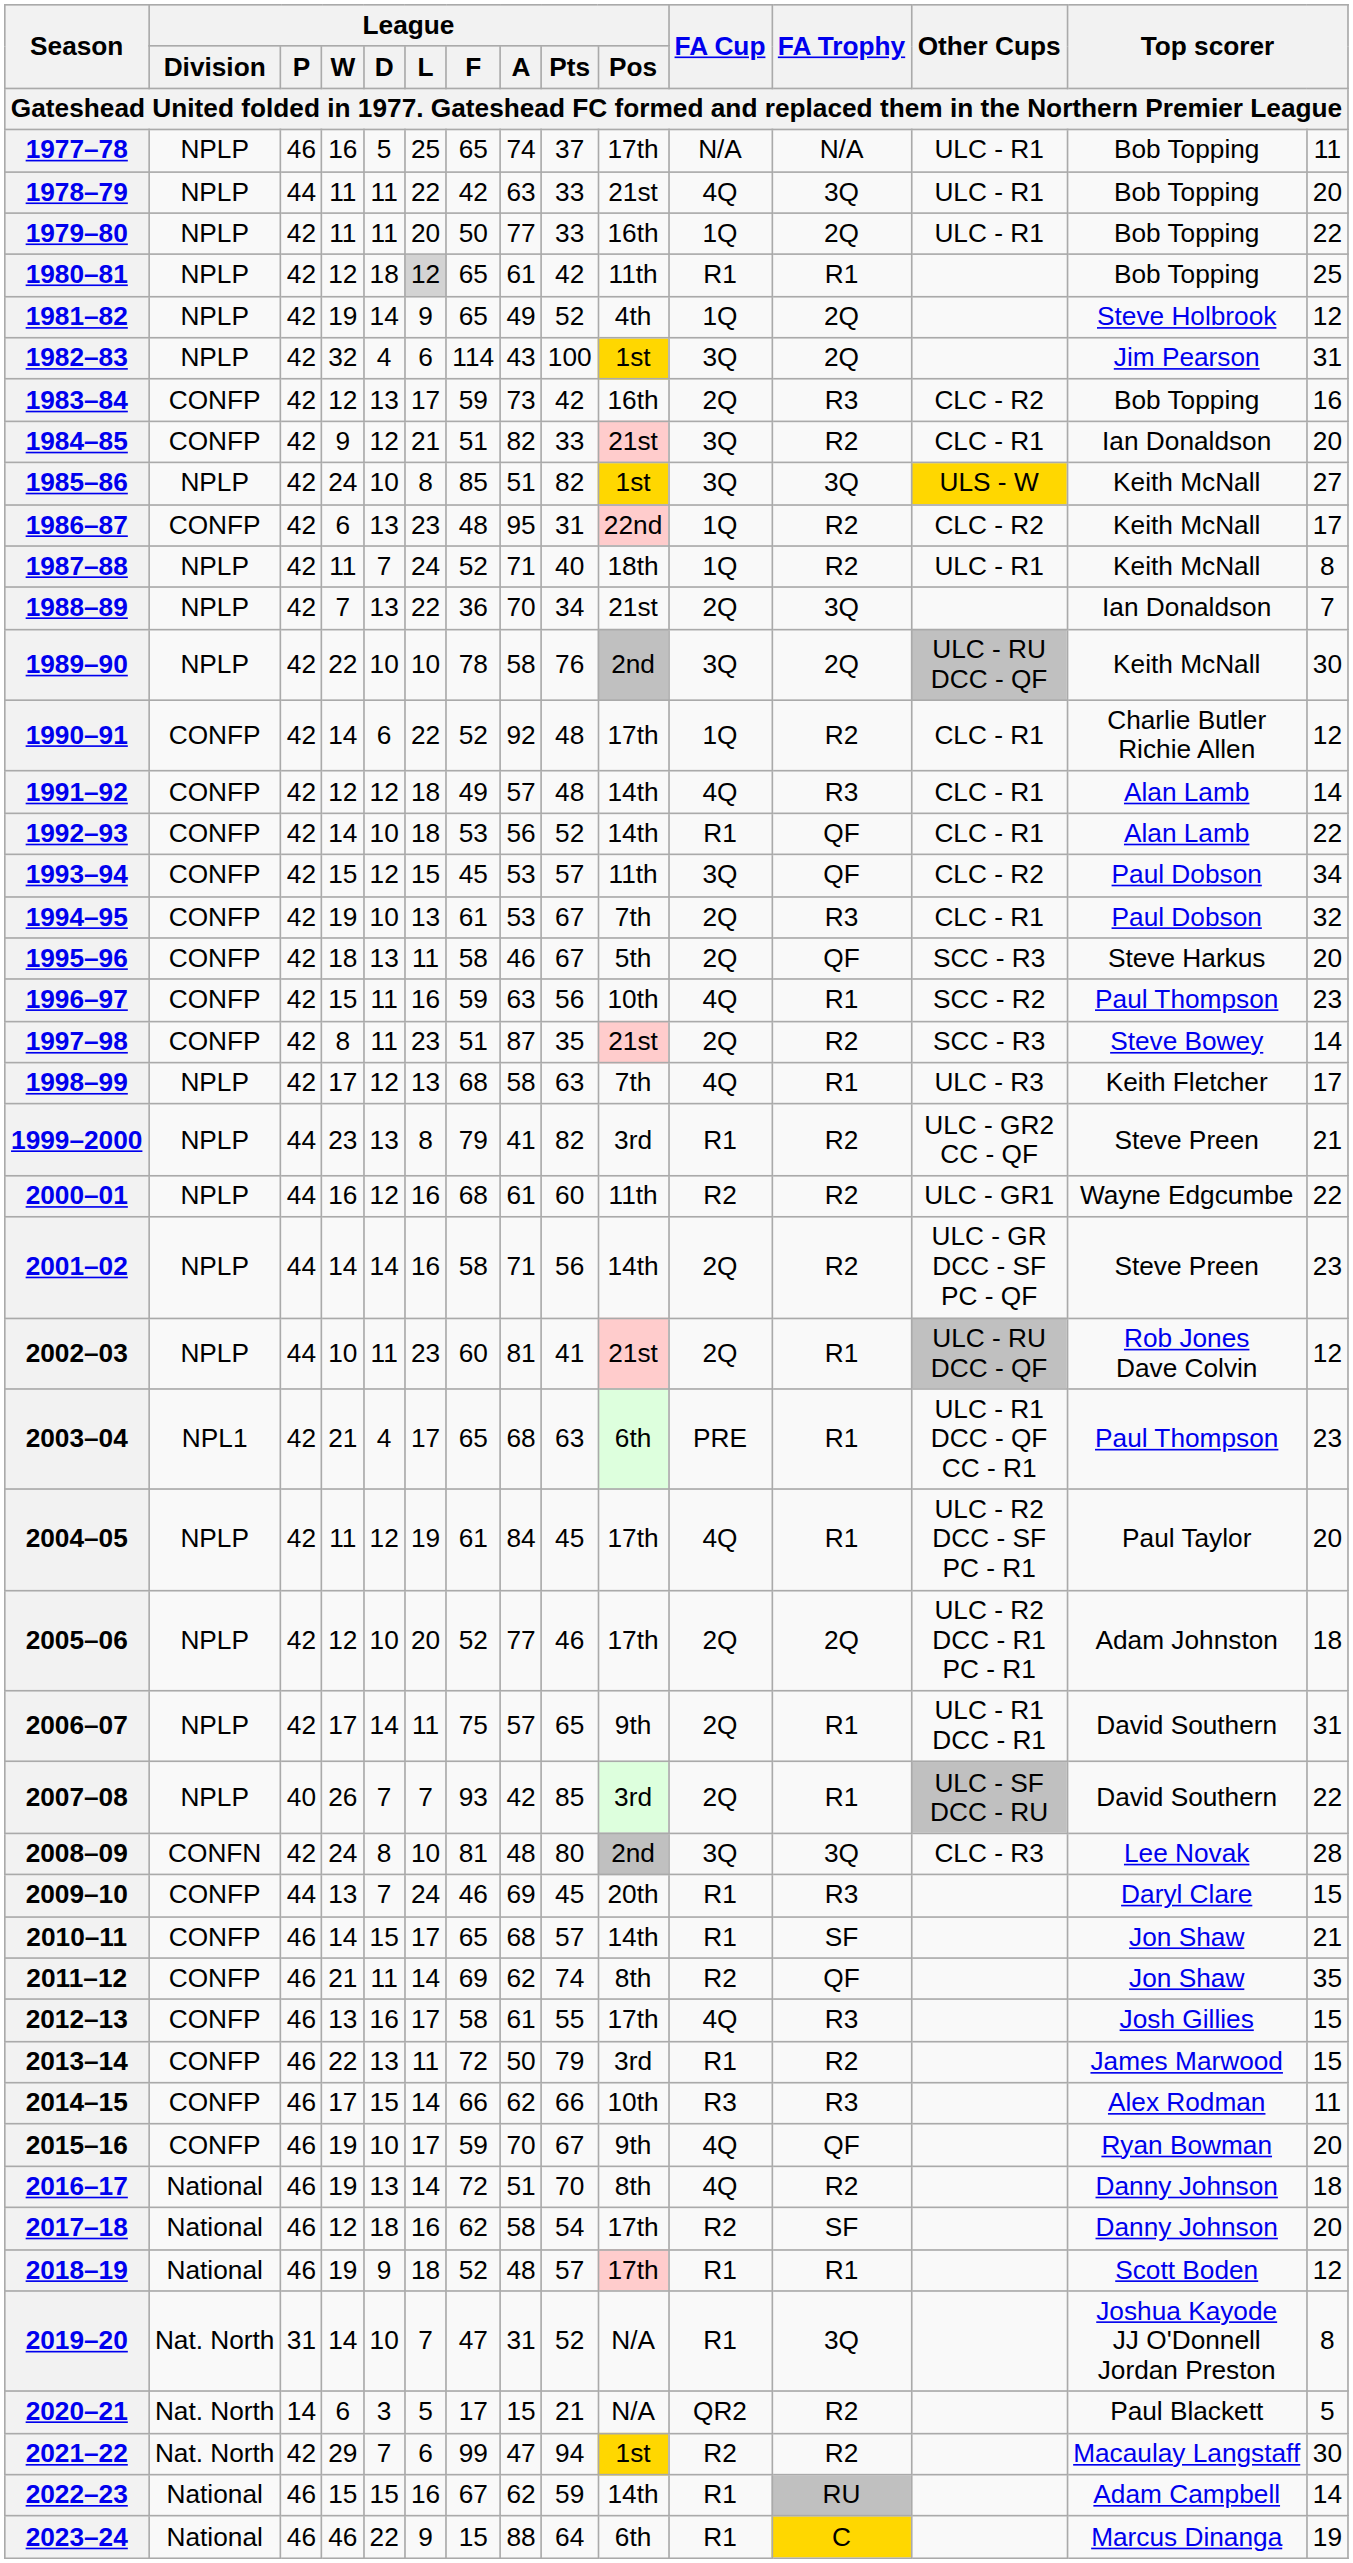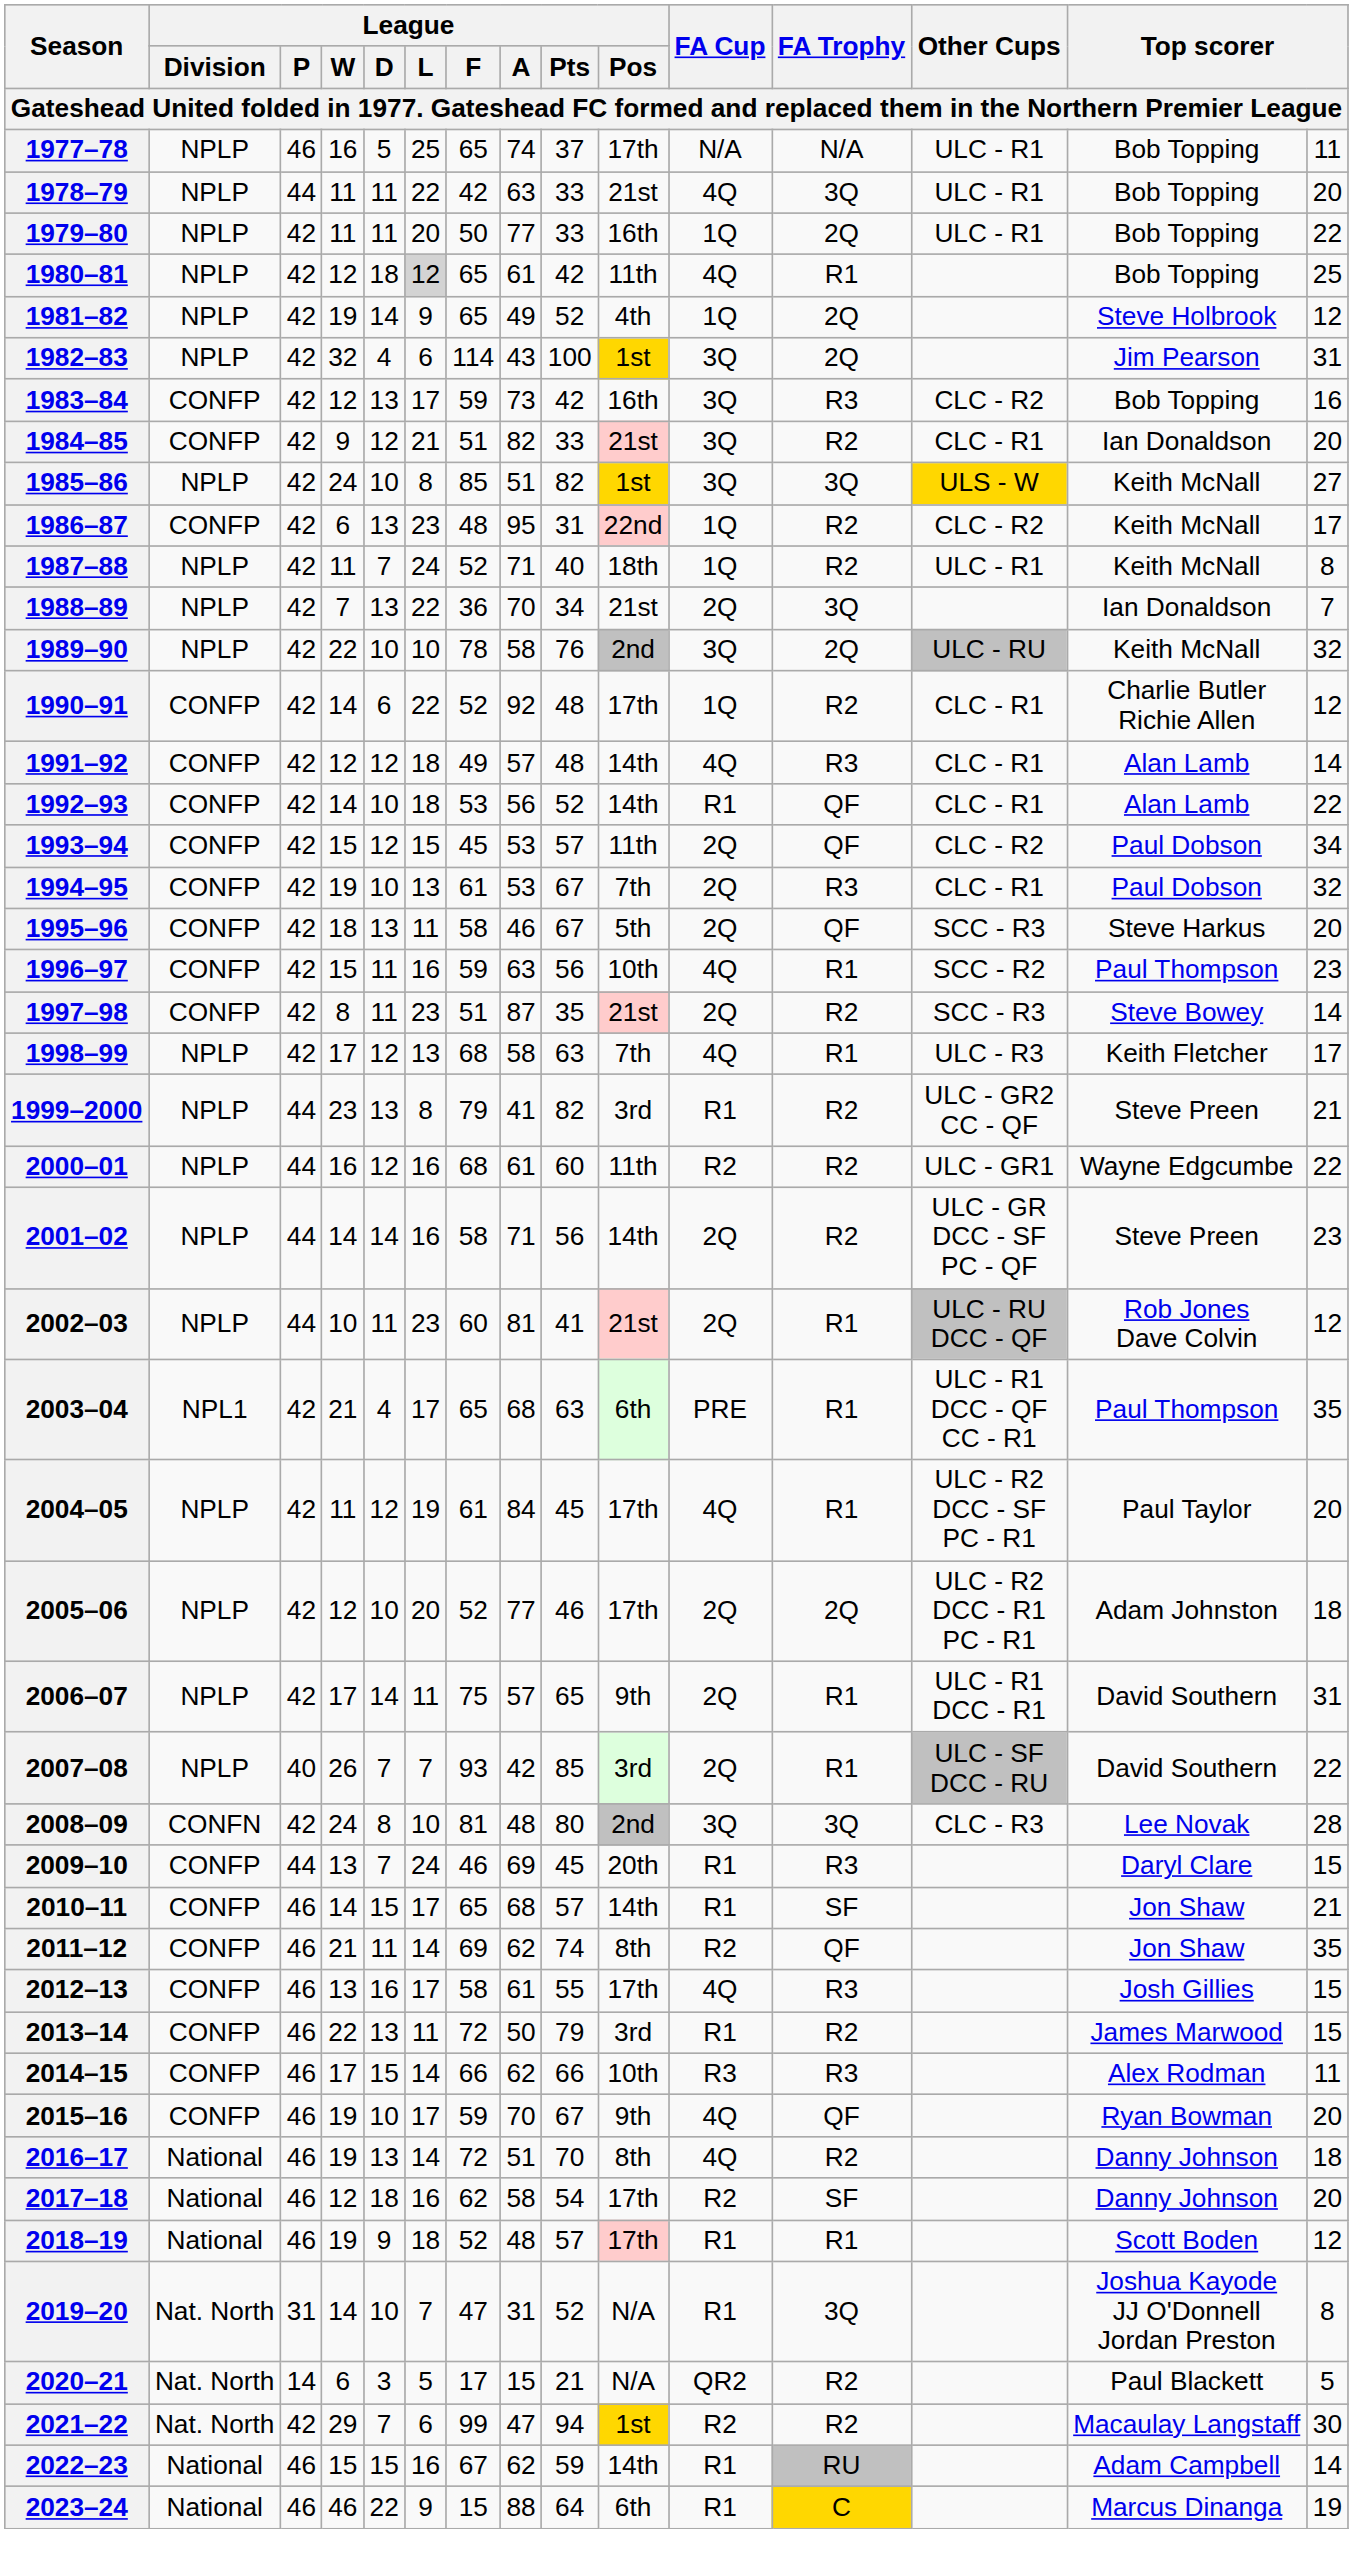(720, 274) R1 -> (720, 274) 4Q
(720, 399) 2Q -> (720, 399) 3Q
(989, 664) ULC - RU DCC - QF -> (989, 649) ULC - RU
(1327, 664) 30 -> (1327, 649) 32
(720, 875) 3Q -> (720, 845) 2Q
(1327, 1438) 23 -> (1327, 1409) 35
